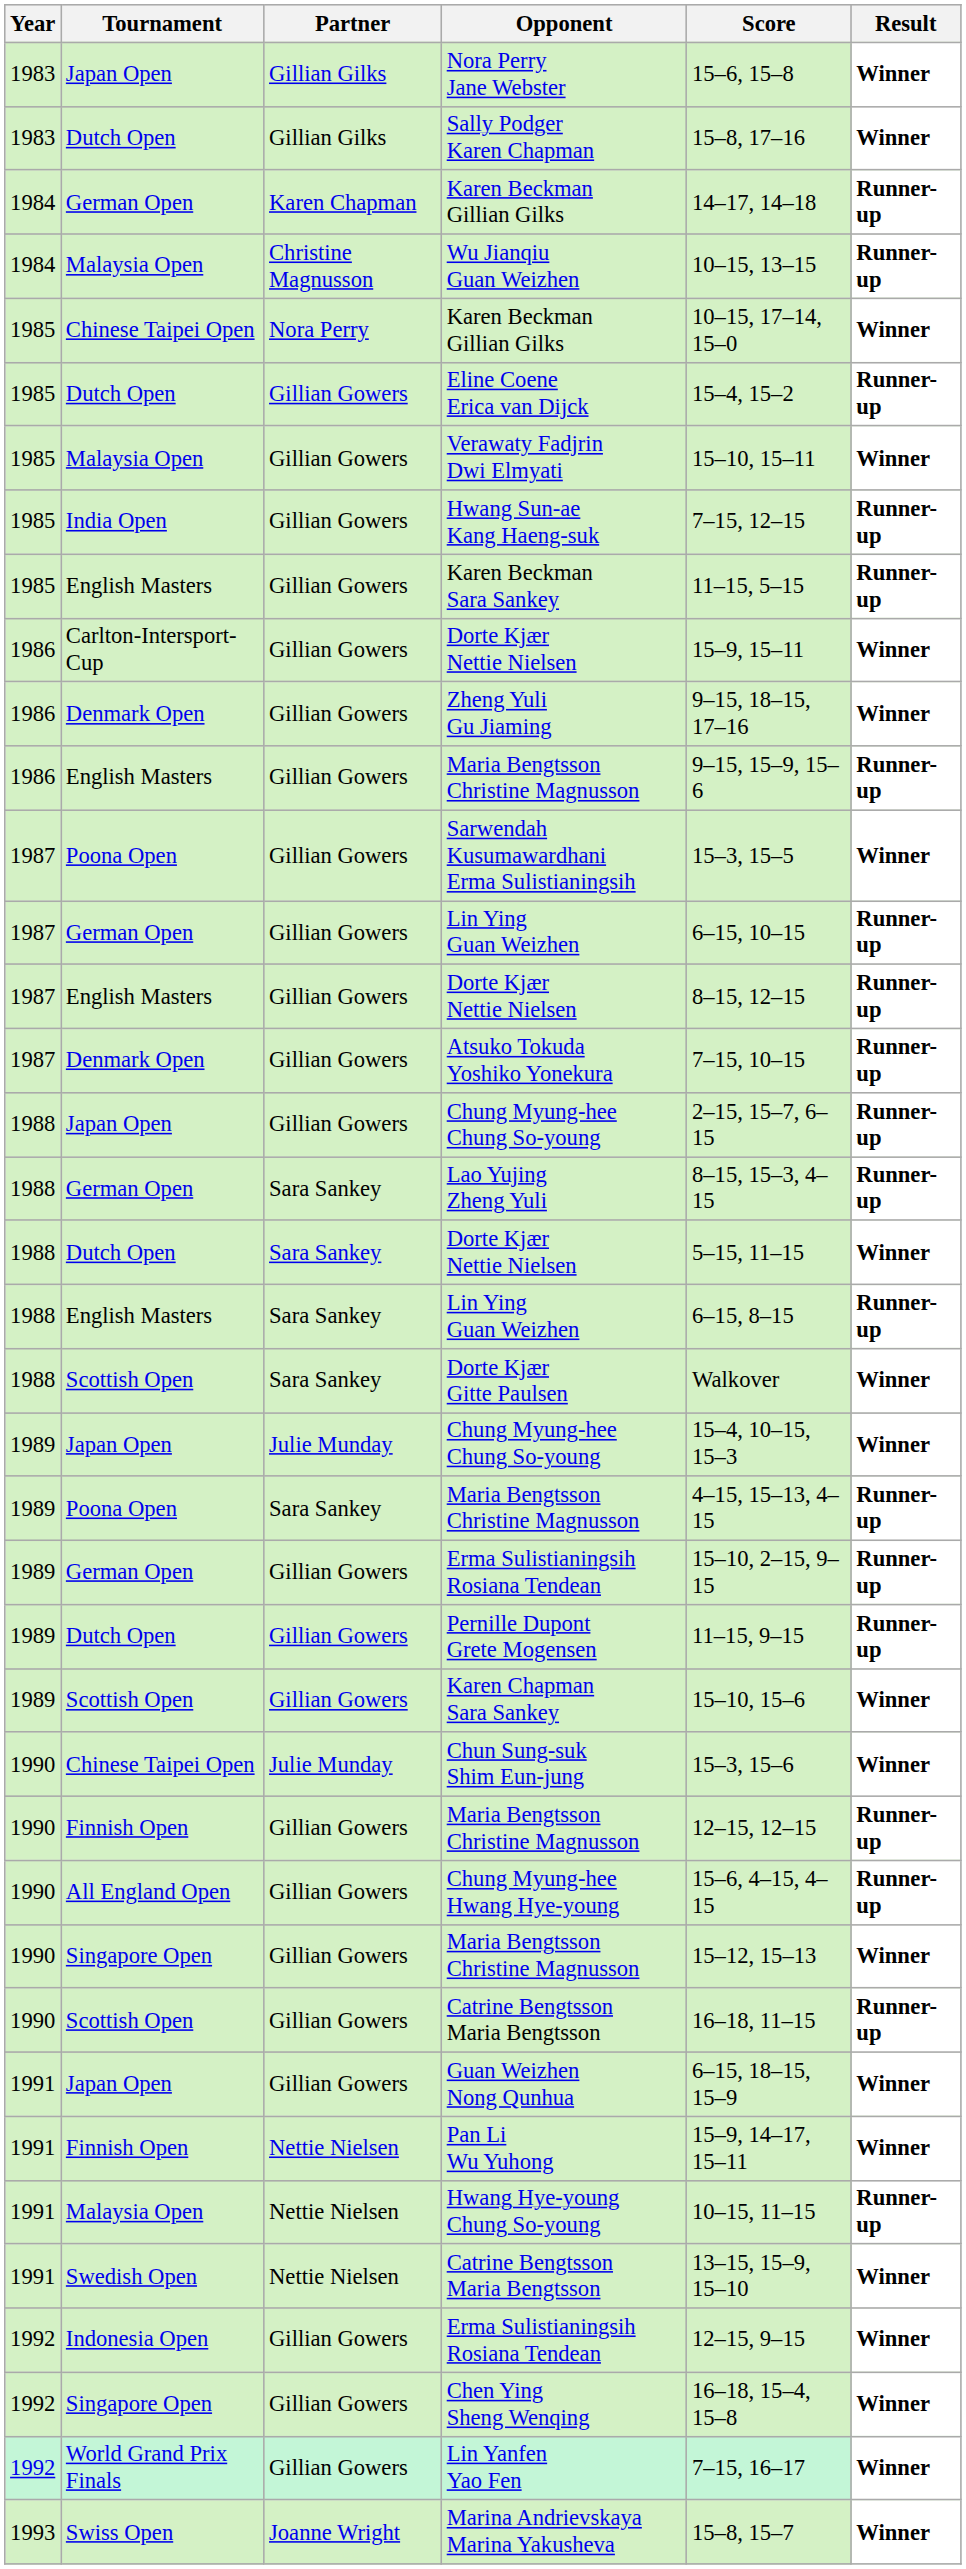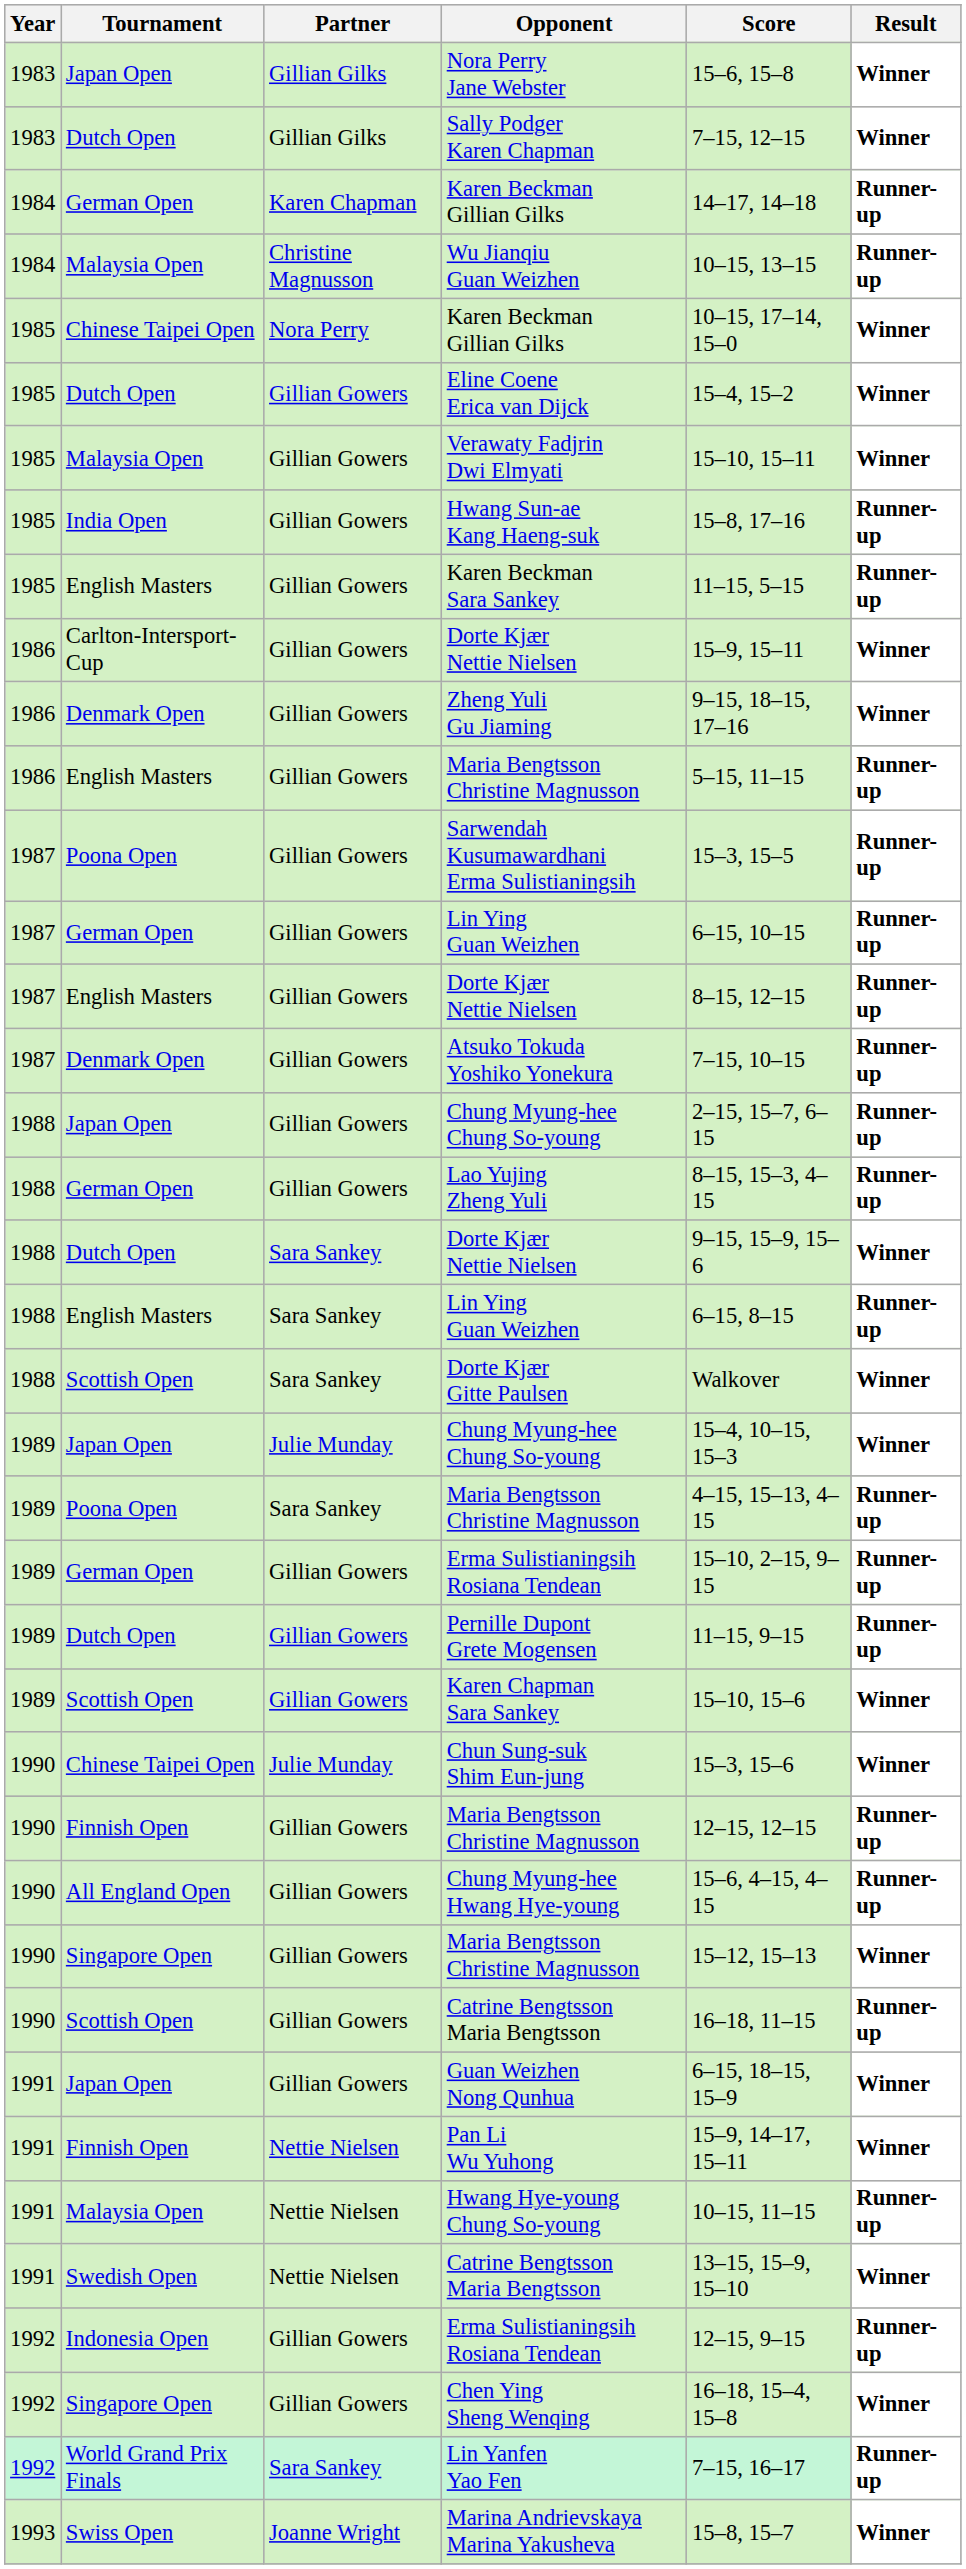(749, 138) 15–8, 17–16 -> (749, 138) 7–15, 12–15
(897, 394) Runner-up -> (893, 394) Winner
(749, 522) 7–15, 12–15 -> (749, 522) 15–8, 17–16
(765, 777) 9–15, 15–9, 15–6 -> (748, 777) 5–15, 11–15
(893, 855) Winner -> (897, 855) Runner-up
(325, 1188) Sara Sankey -> (338, 1188) Gillian Gowers
(748, 1252) 5–15, 11–15 -> (765, 1252) 9–15, 15–9, 15–6
(893, 2340) Winner -> (897, 2340) Runner-up
(338, 2468) Gillian Gowers -> (325, 2468) Sara Sankey
(893, 2468) Winner -> (897, 2468) Runner-up
